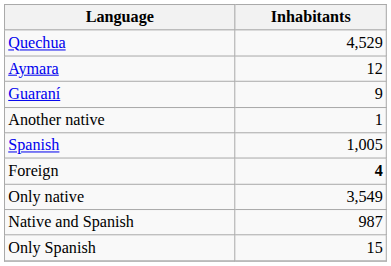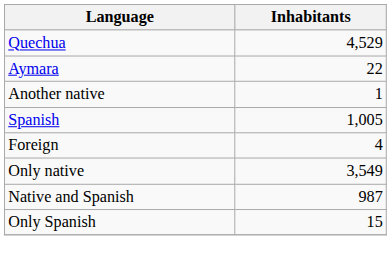(375, 68) 12 -> (375, 68) 22
- row: (34, 94)
(379, 171) bold -> (379, 145) normal
